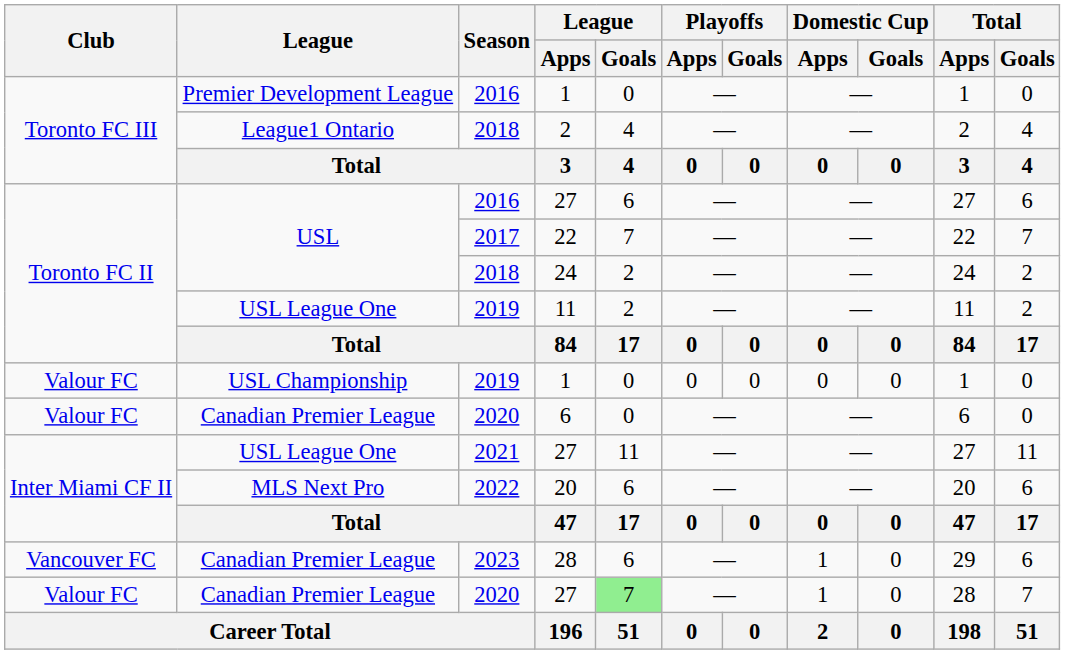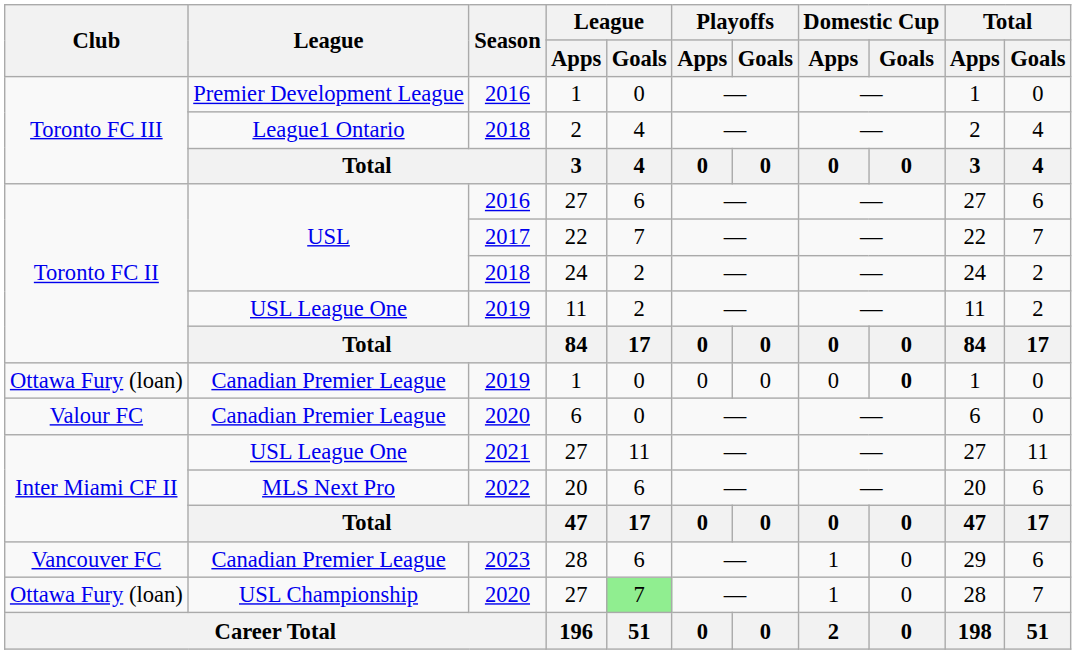(91, 380) Valour FC -> (96, 380) Ottawa Fury (loan)
(318, 380) USL Championship -> (329, 380) Canadian Premier League
(896, 380) normal -> (906, 380) bold
(91, 594) Valour FC -> (96, 594) Ottawa Fury (loan)
(318, 594) Canadian Premier League -> (329, 594) USL Championship
